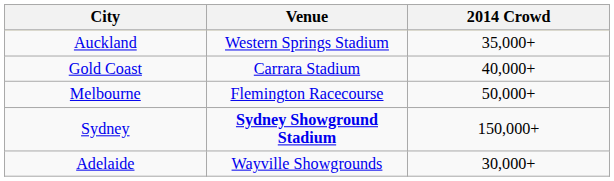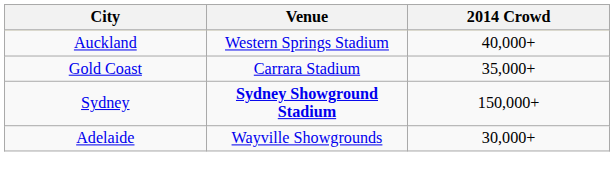(509, 42) 35,000+ -> (509, 42) 40,000+
(509, 68) 40,000+ -> (509, 68) 35,000+
- row: (105, 94)
